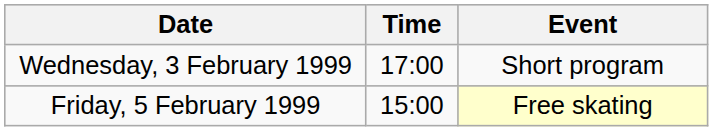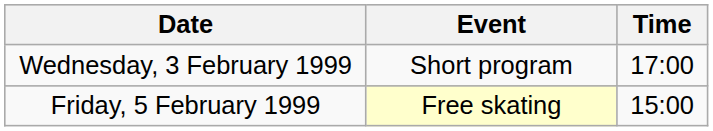columns swapped: (412, 24) <-> (583, 24)
